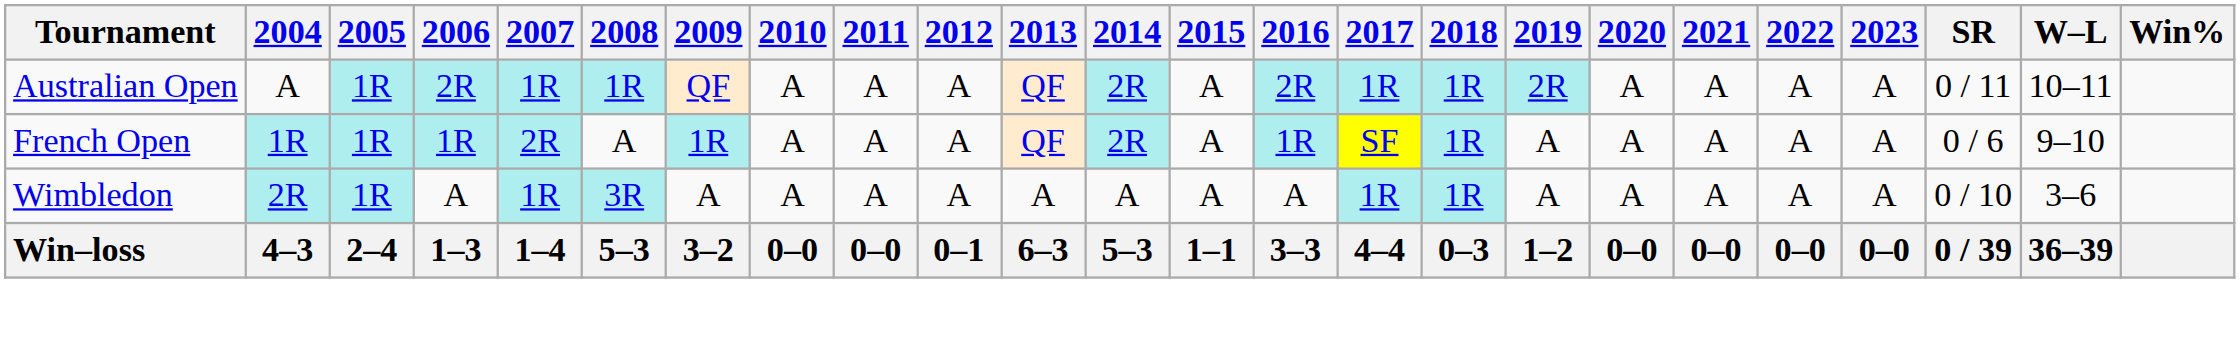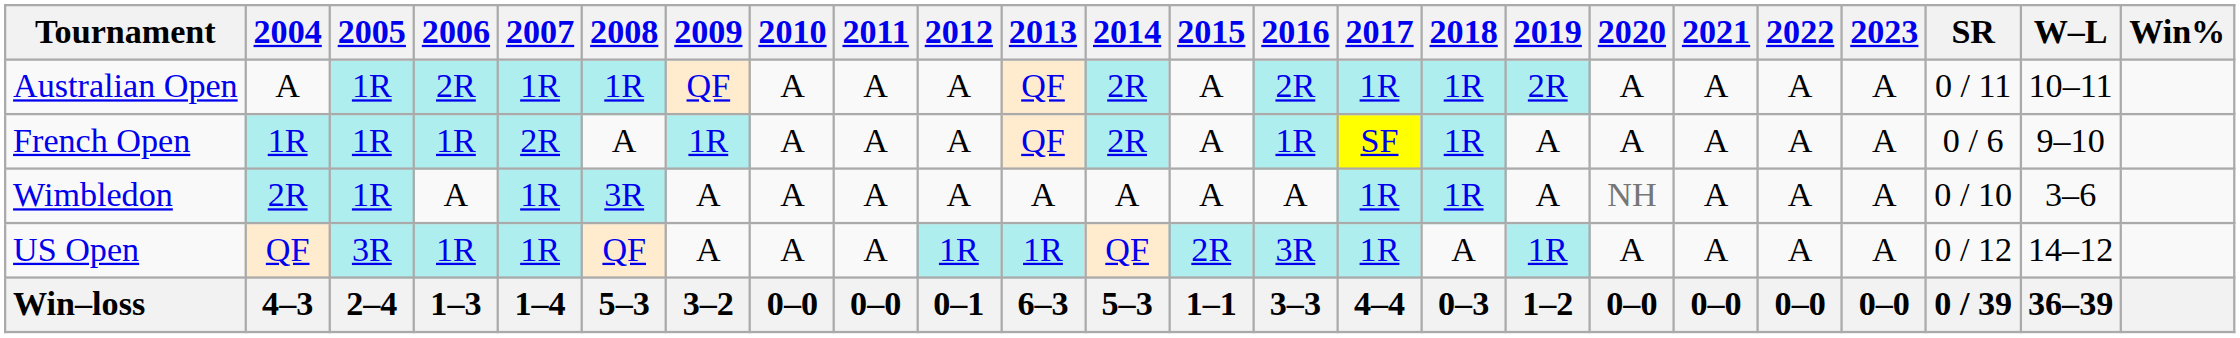(1632, 195) A -> (1632, 195) NH
+ row: (76, 249)
